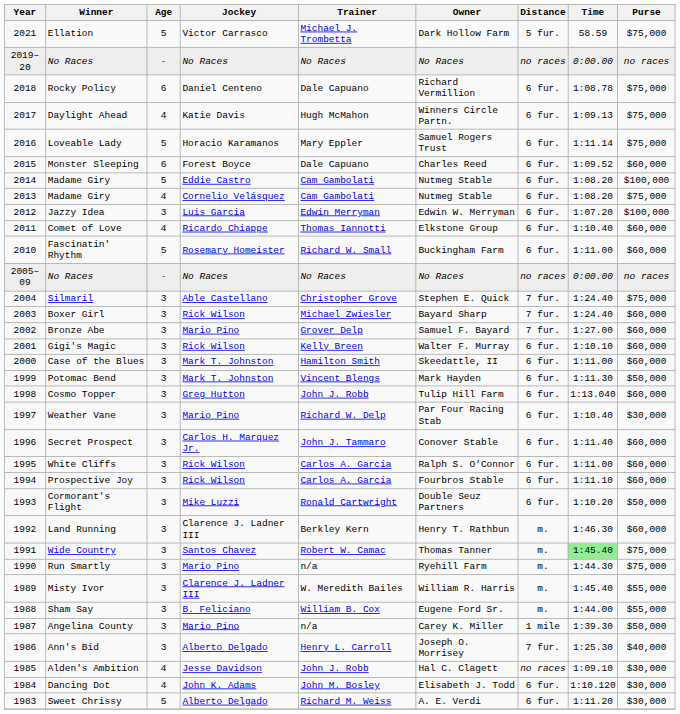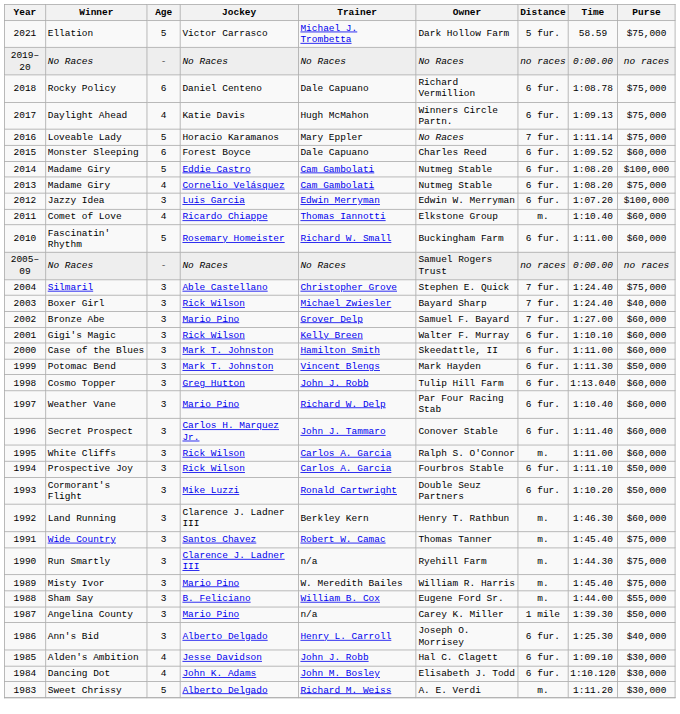(455, 143) Samuel Rogers Trust -> (441, 137) No Races
(543, 143) 6 fur. -> (543, 137) 7 fur.
(543, 228) 6 fur. -> (543, 217) m.
(441, 277) No Races -> (455, 265) Samuel Rogers Trust
(647, 314) $60,000 -> (647, 303) $40,000
(647, 416) $30,000 -> (647, 404) $60,000
(543, 464) 6 fur. -> (543, 453) m.
(647, 480) $60,000 -> (647, 469) $50,000
(593, 551) lightgreen background -> (593, 539) no background
(211, 567) Mario Pino -> (234, 561) Clarence J. Ladner III
(234, 588) Clarence J. Ladner III -> (211, 583) Mario Pino
(647, 588) $55,000 -> (647, 583) $75,000
(543, 647) 7 fur. -> (543, 636) 6 fur.
(543, 669) no races -> (543, 658) 6 fur.
(543, 701) 6 fur. -> (543, 689) m.
